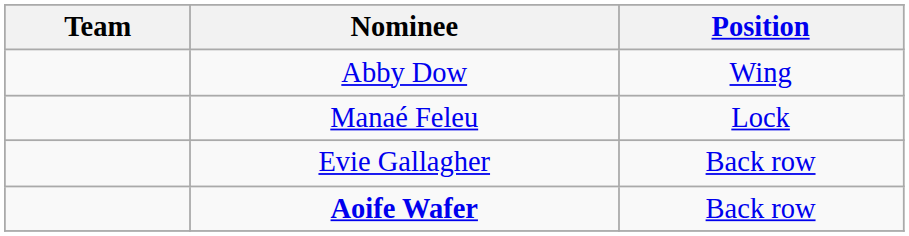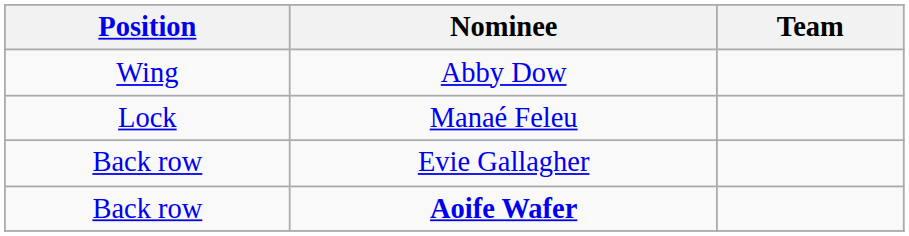columns swapped: (98, 27) <-> (761, 27)
